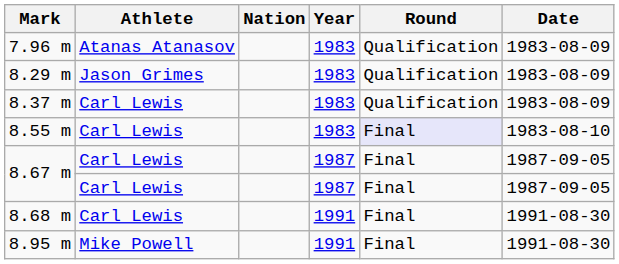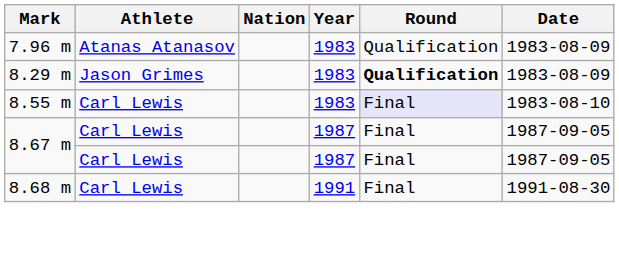(431, 75) normal -> (431, 75) bold
- row: (40, 103)
- row: (40, 244)
